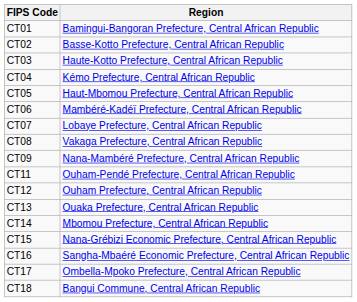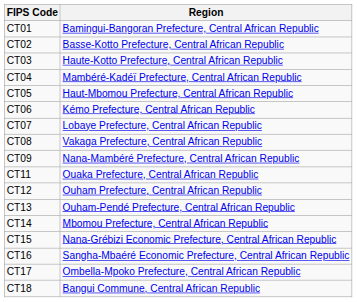(159, 77) Kémo Prefecture, Central African Republic -> (182, 77) Mambéré-Kadéï Prefecture, Central African Republic
(182, 110) Mambéré-Kadéï Prefecture, Central African Republic -> (159, 110) Kémo Prefecture, Central African Republic
(179, 175) Ouham-Pendé Prefecture, Central African Republic -> (161, 175) Ouaka Prefecture, Central African Republic
(161, 207) Ouaka Prefecture, Central African Republic -> (179, 207) Ouham-Pendé Prefecture, Central African Republic
